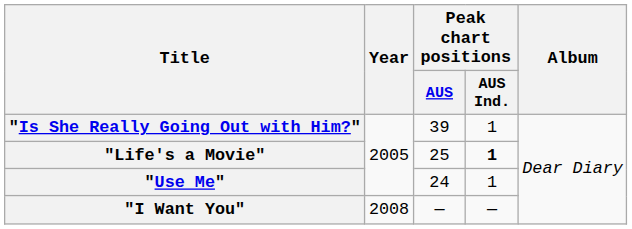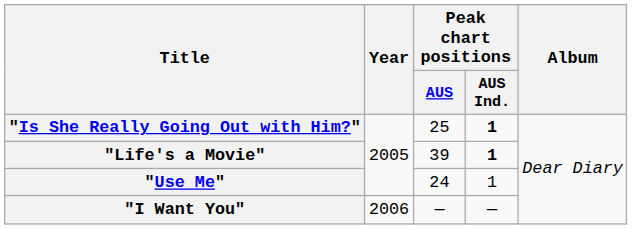(439, 128) 39 -> (439, 128) 25
(492, 128) normal -> (492, 128) bold
(439, 155) 25 -> (439, 155) 39
(389, 210) 2008 -> (389, 210) 2006
